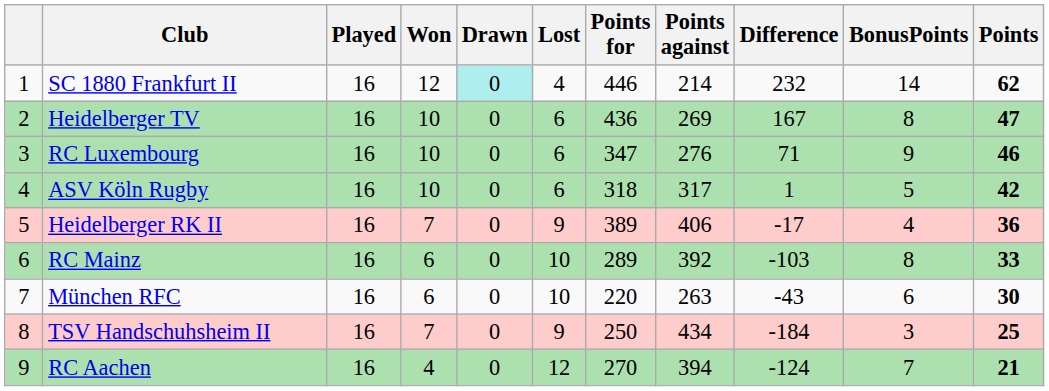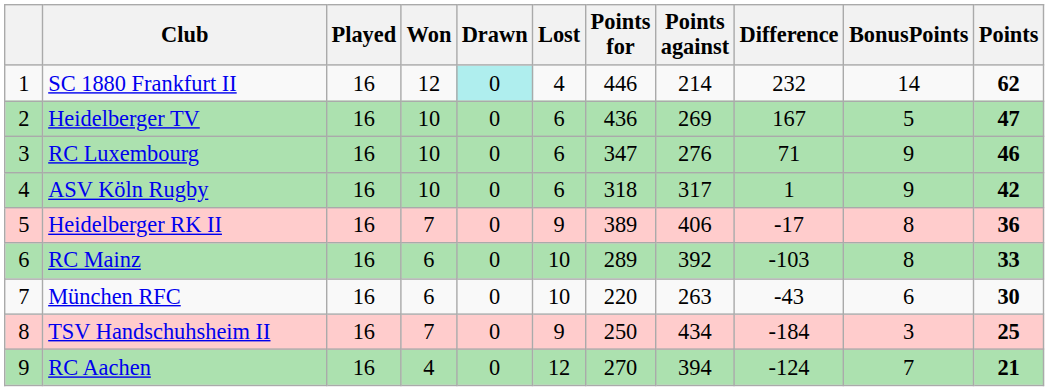(909, 118) 8 -> (909, 118) 5
(909, 189) 5 -> (909, 189) 9
(909, 225) 4 -> (909, 225) 8
